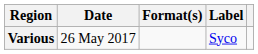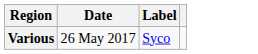- column: (172, 15)
